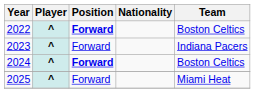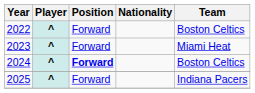(93, 29) bold -> (91, 29) normal
(212, 46) Indiana Pacers -> (204, 46) Miami Heat
(204, 79) Miami Heat -> (212, 79) Indiana Pacers
